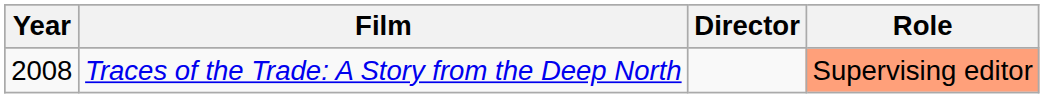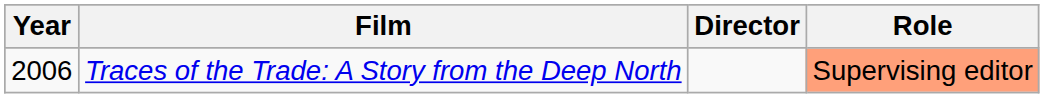(42, 69) 2008 -> (42, 69) 2006
